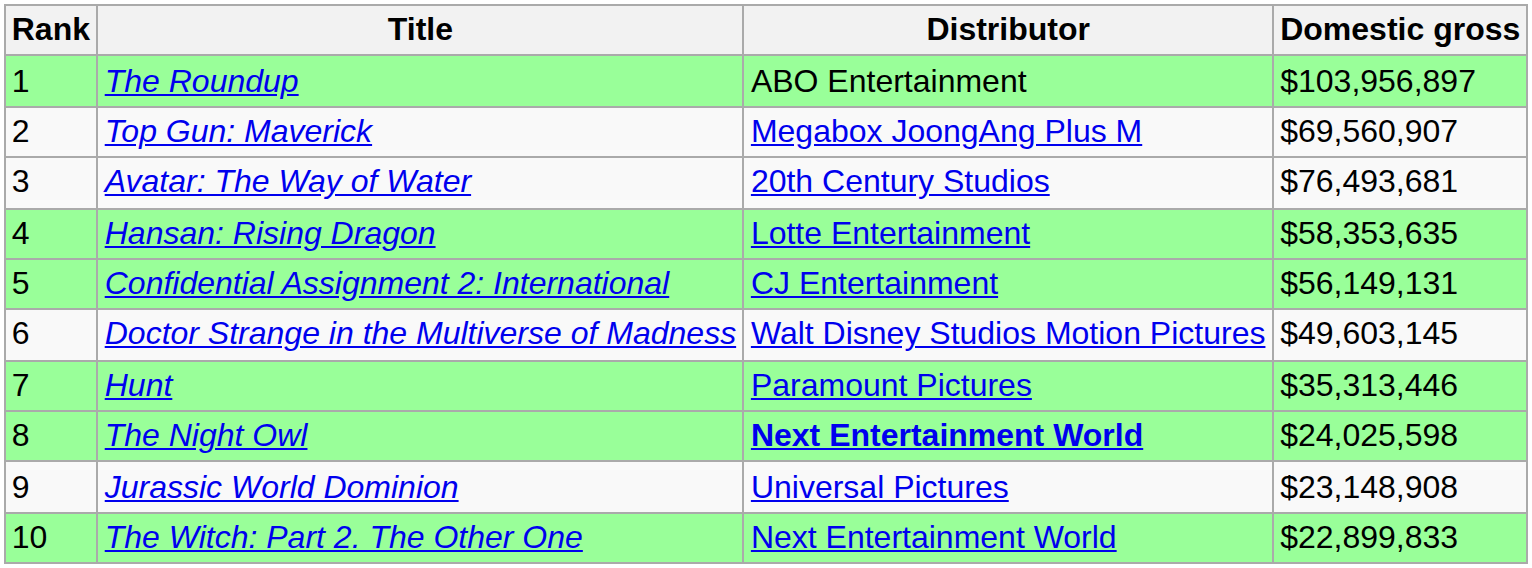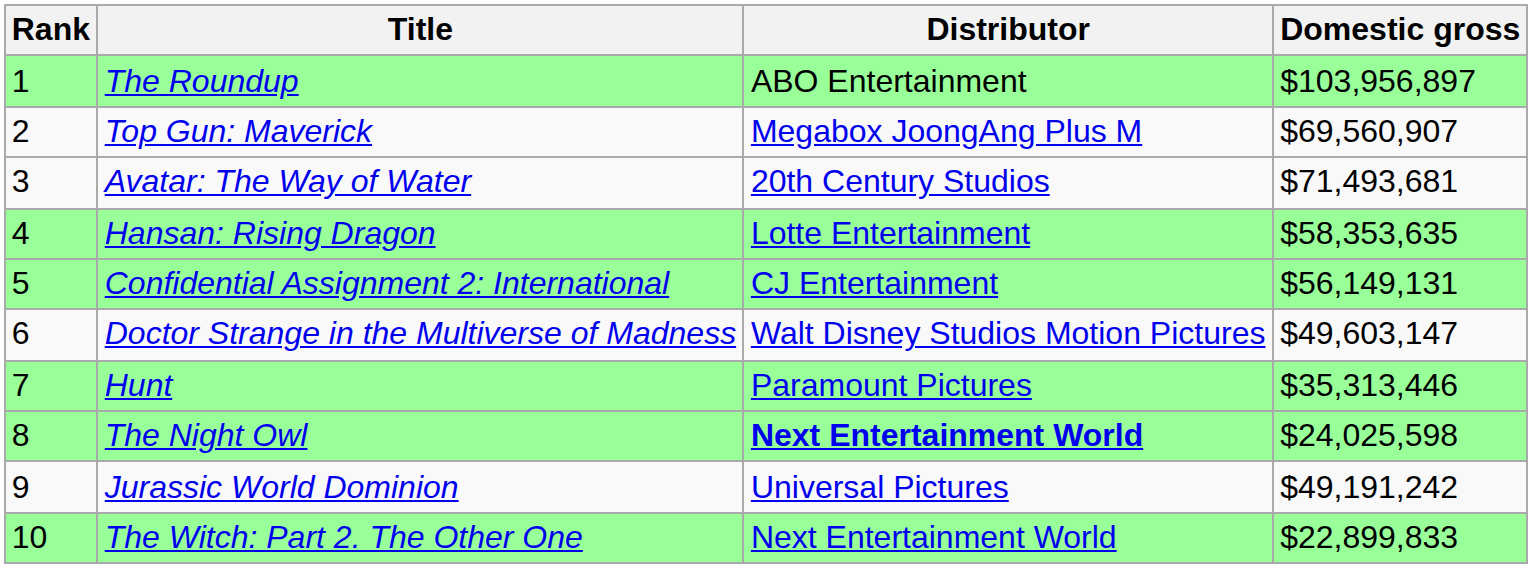(1369, 182) $76,493,681 -> (1369, 182) $71,493,681
(1369, 334) $49,603,145 -> (1369, 334) $49,603,147
(1369, 486) $23,148,908 -> (1369, 486) $49,191,242
